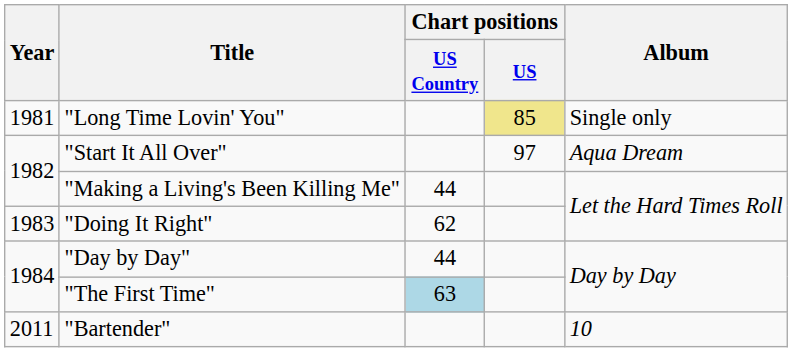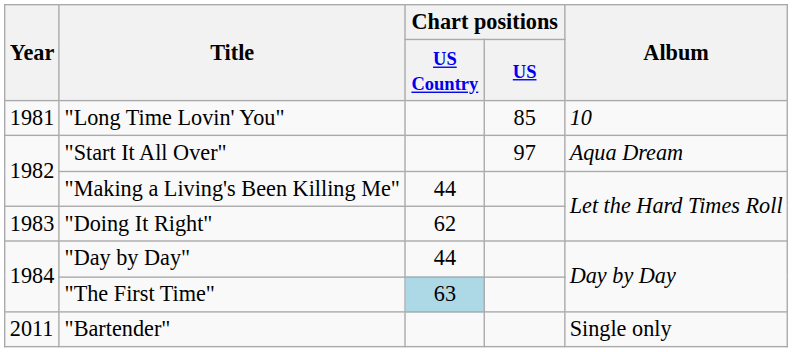(525, 117) khaki background -> (525, 117) no background
(621, 117) Single only -> (581, 117) 10
(581, 329) 10 -> (621, 329) Single only
